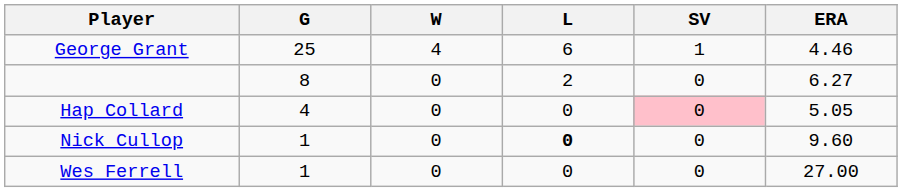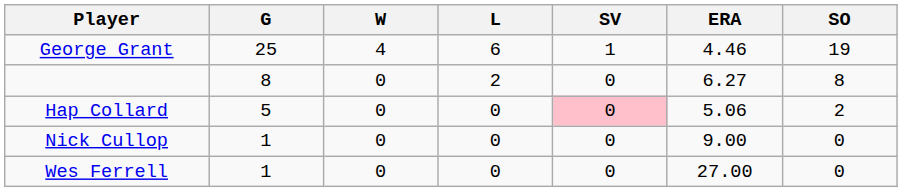+ column: (839, 20)
(305, 111) 4 -> (266, 111) 5
(831, 111) 5.05 -> (725, 111) 5.06
(568, 141) bold -> (495, 141) normal
(831, 141) 9.60 -> (725, 141) 9.00
